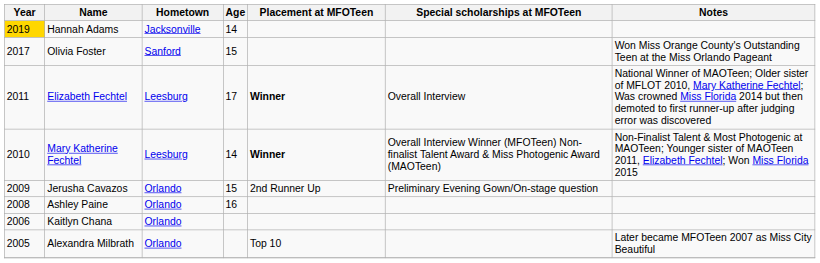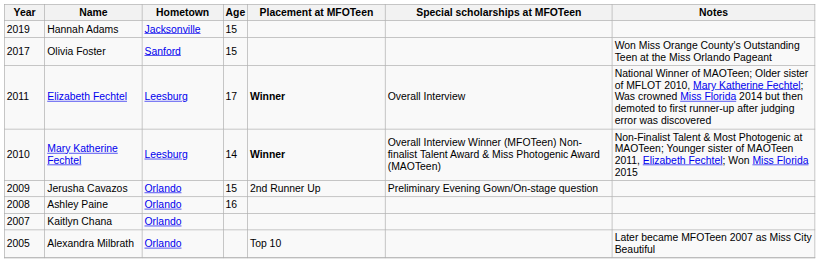(18, 29) gold background -> (18, 29) no background
(231, 29) 14 -> (231, 29) 15
(18, 221) 2006 -> (18, 221) 2007
